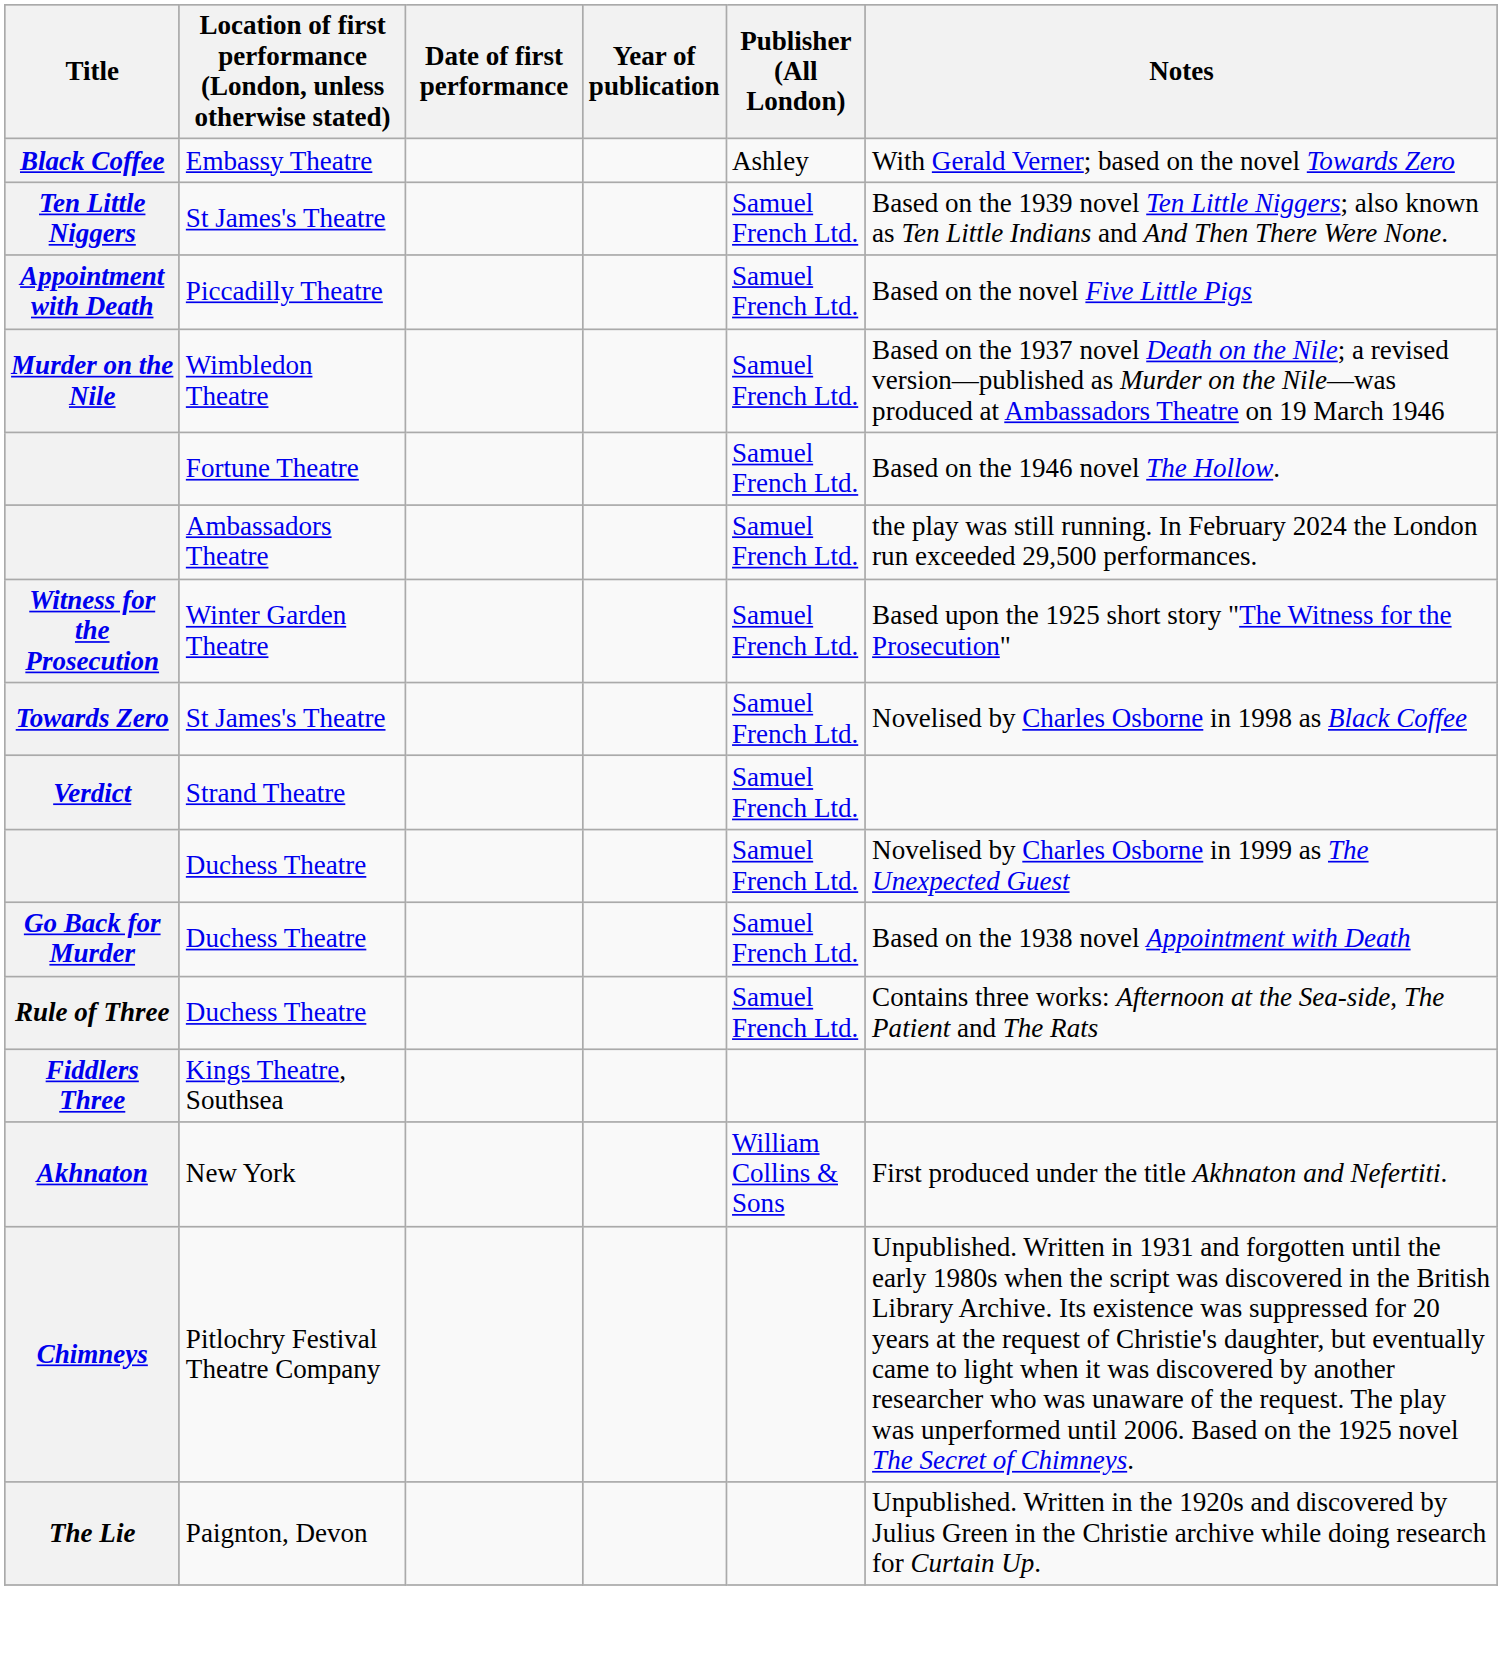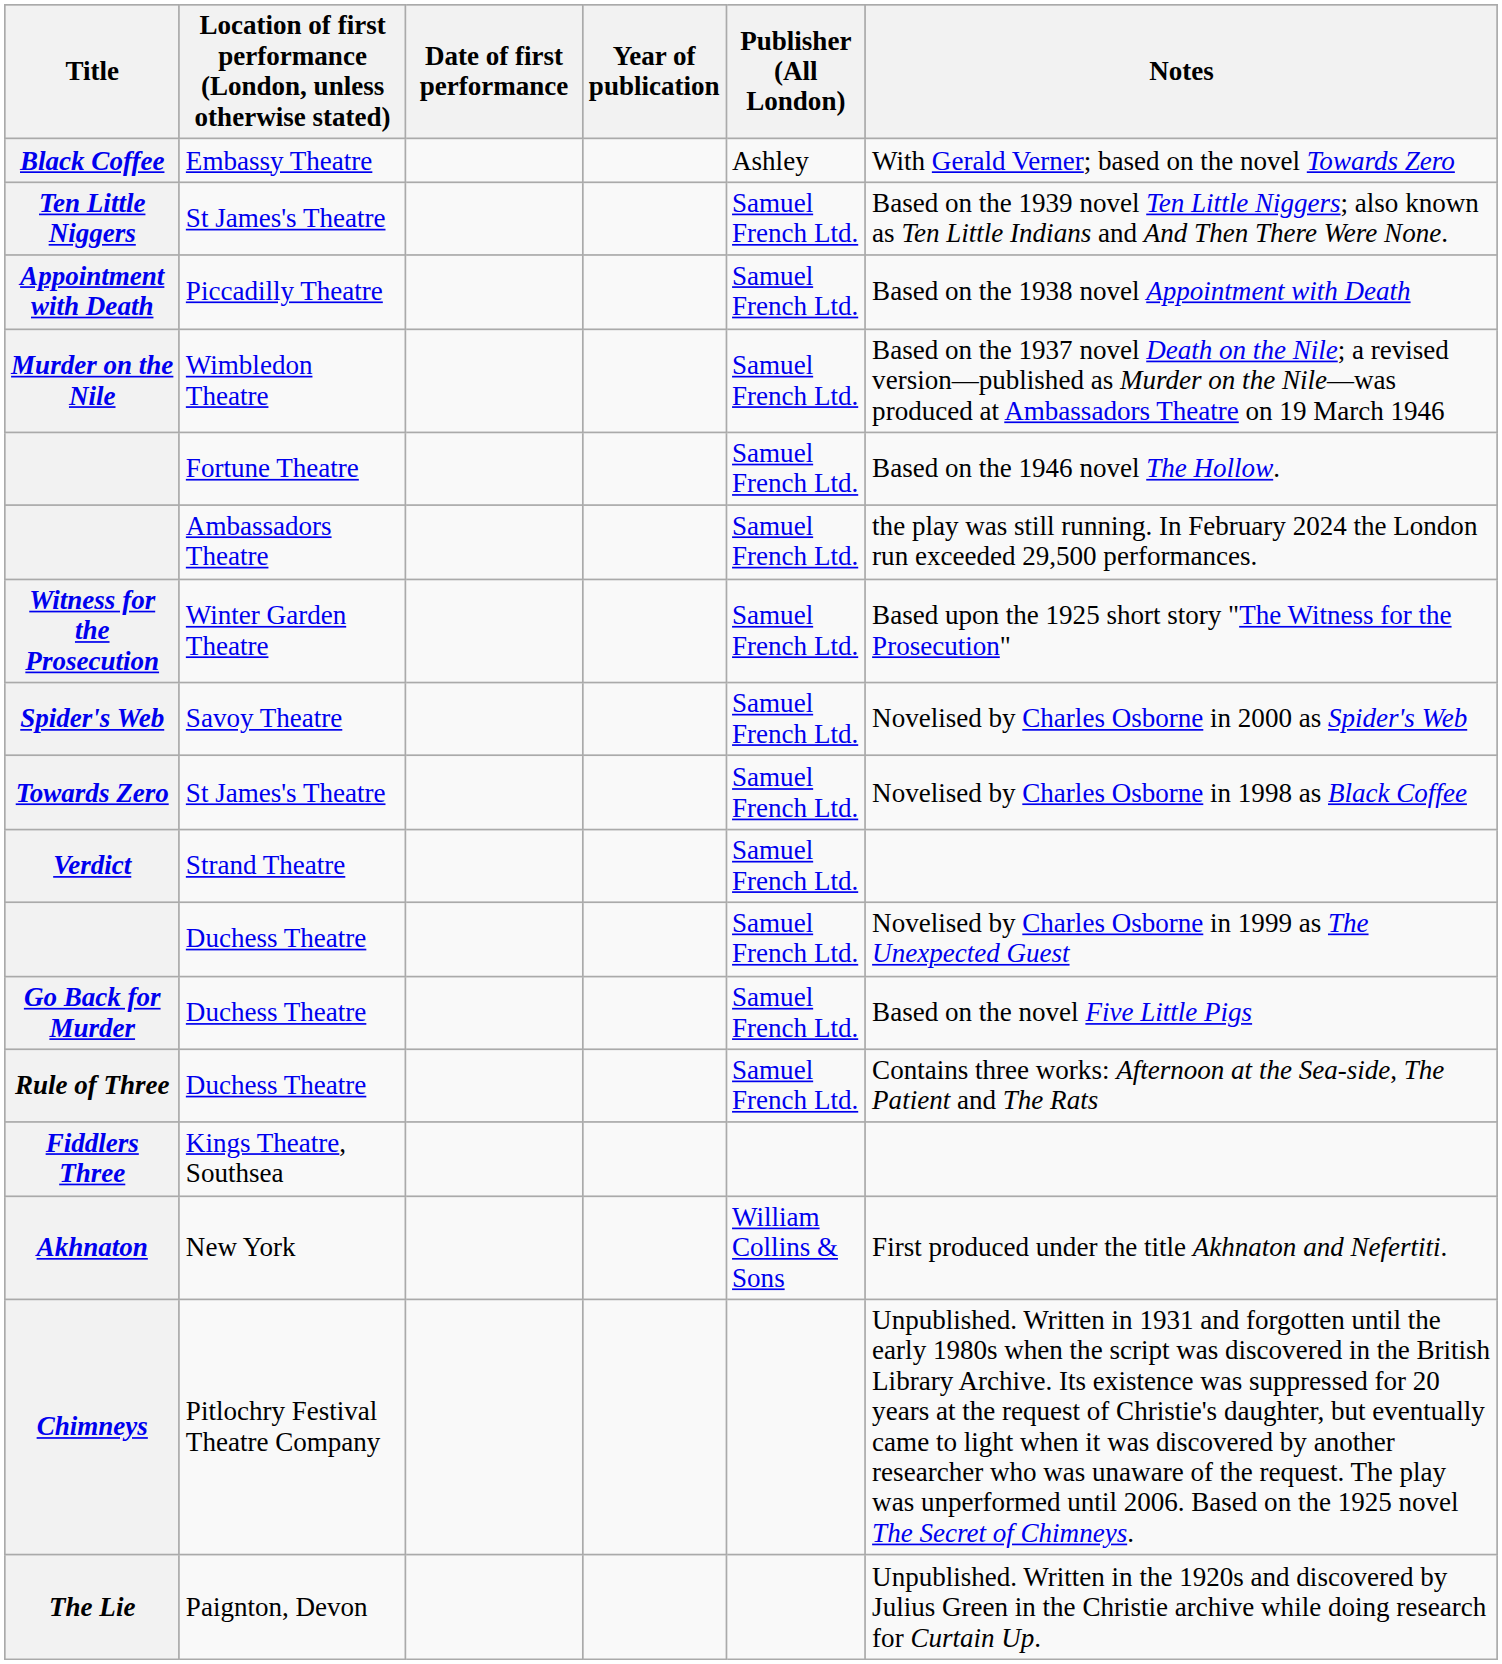(1062, 291) Based on the novel Five Little Pigs -> (1141, 291) Based on the 1938 novel Appointment with Death
+ row: (92, 718)
(1141, 938) Based on the 1938 novel Appointment with Death -> (1062, 1012) Based on the novel Five Little Pigs
